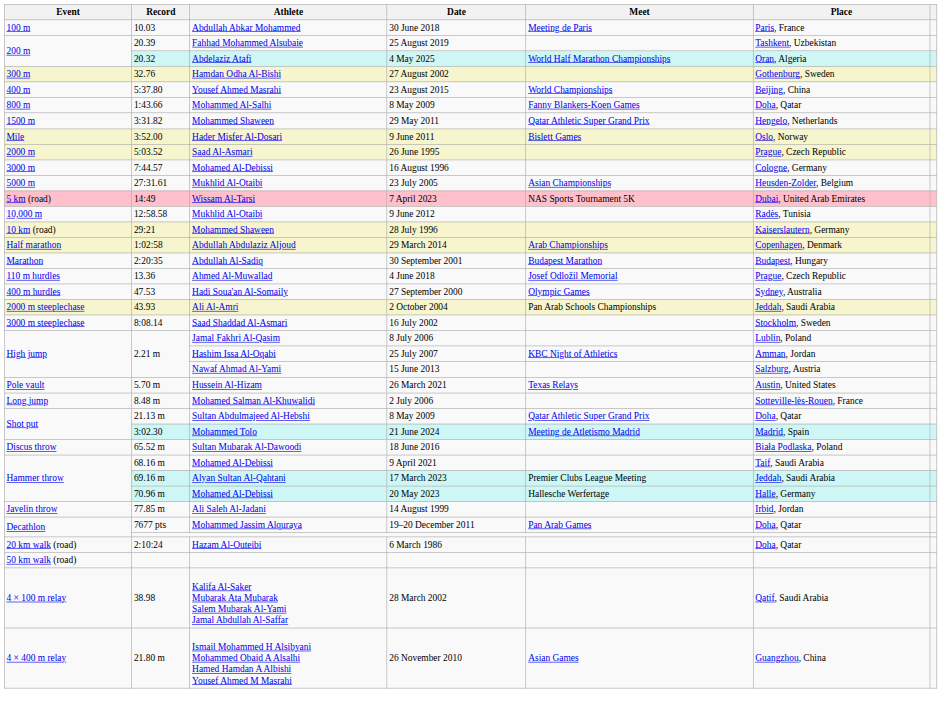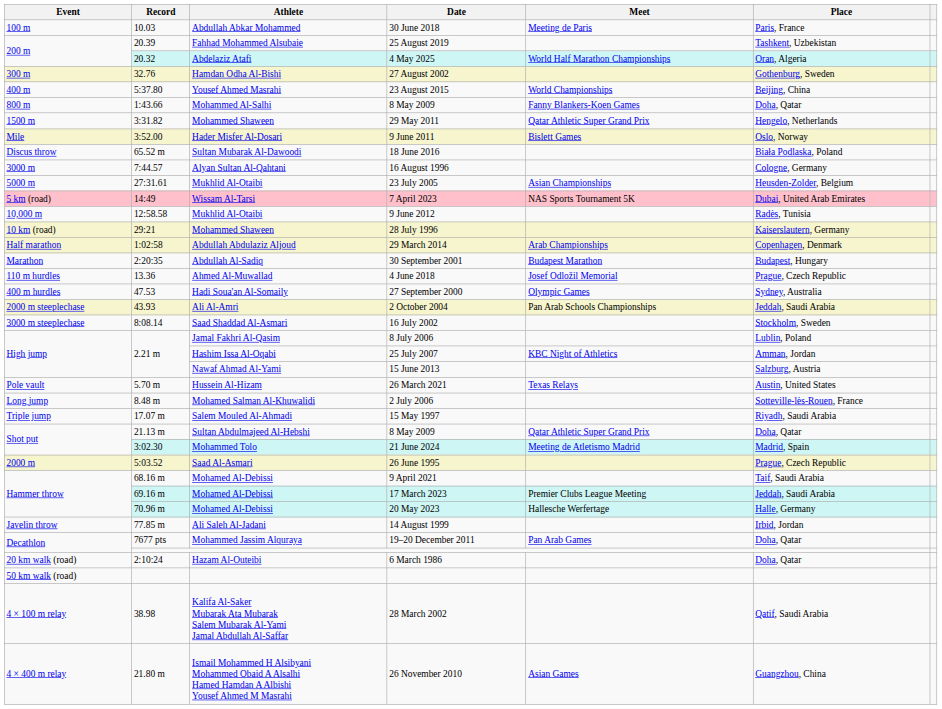rows swapped: (21, 152) <-> (31, 447)
(233, 167) Mohamed Al-Debissi -> (239, 167) Alyan Sultan Al-Qahtani
+ row: (29, 416)
(239, 478) Alyan Sultan Al-Qahtani -> (233, 494) Mohamed Al-Debissi
